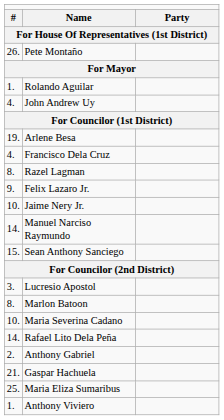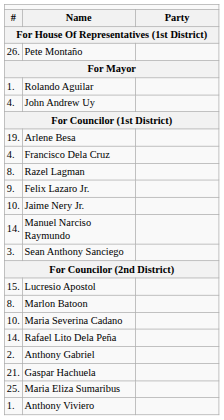(13, 252) 15. -> (11, 252) 3.
(11, 287) 3. -> (13, 287) 15.
